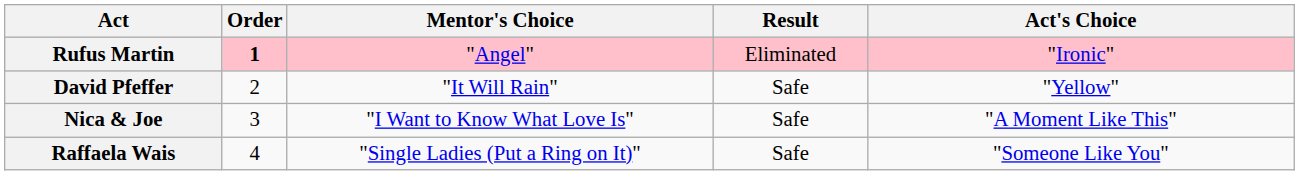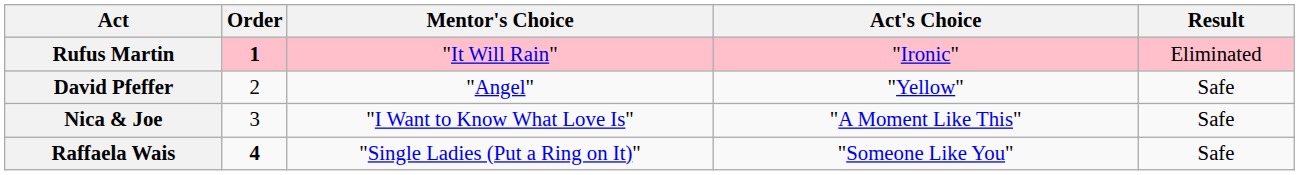columns swapped: (1081, 20) <-> (790, 20)
(500, 53) "Angel" -> (500, 53) "It Will Rain"
(500, 86) "It Will Rain" -> (500, 86) "Angel"
(255, 152) normal -> (255, 152) bold
